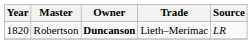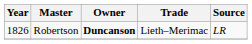(18, 30) 1820 -> (18, 30) 1826
